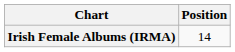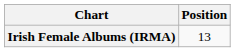(204, 36) 14 -> (204, 36) 13
